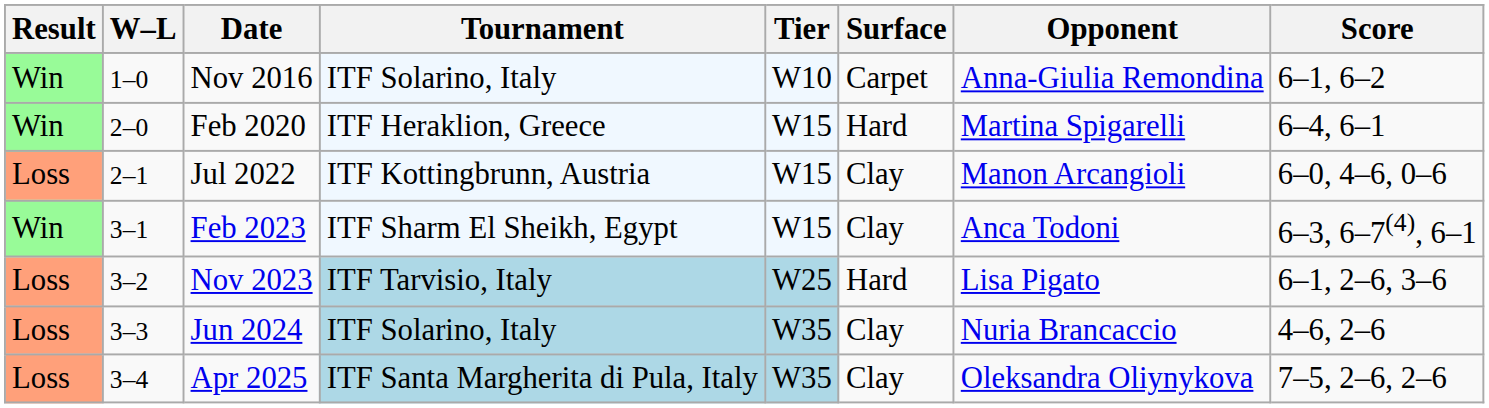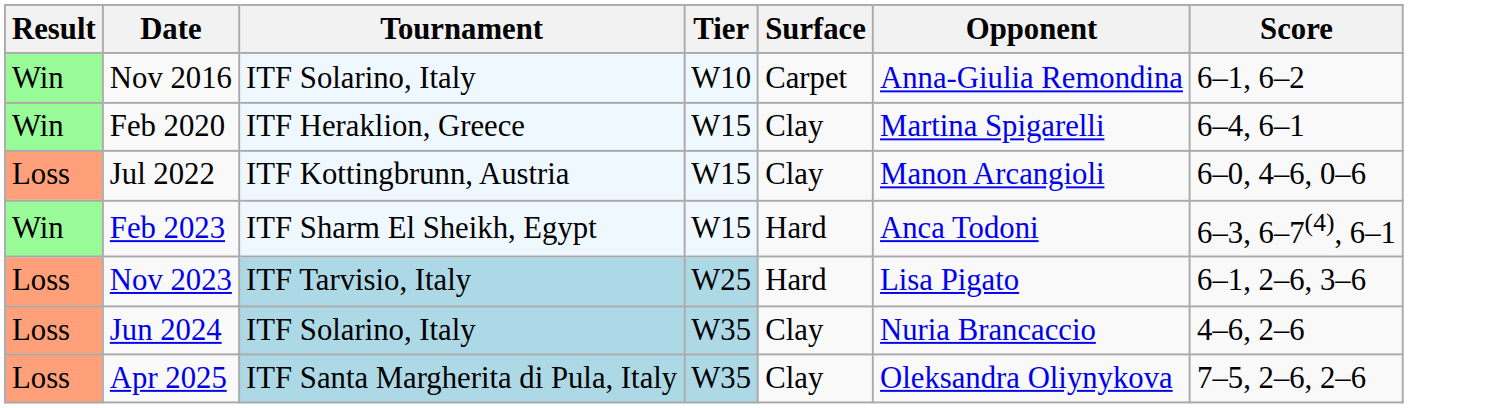- column: (143, 28)
(877, 126) Hard -> (794, 126) Clay
(875, 227) Clay -> (796, 227) Hard
